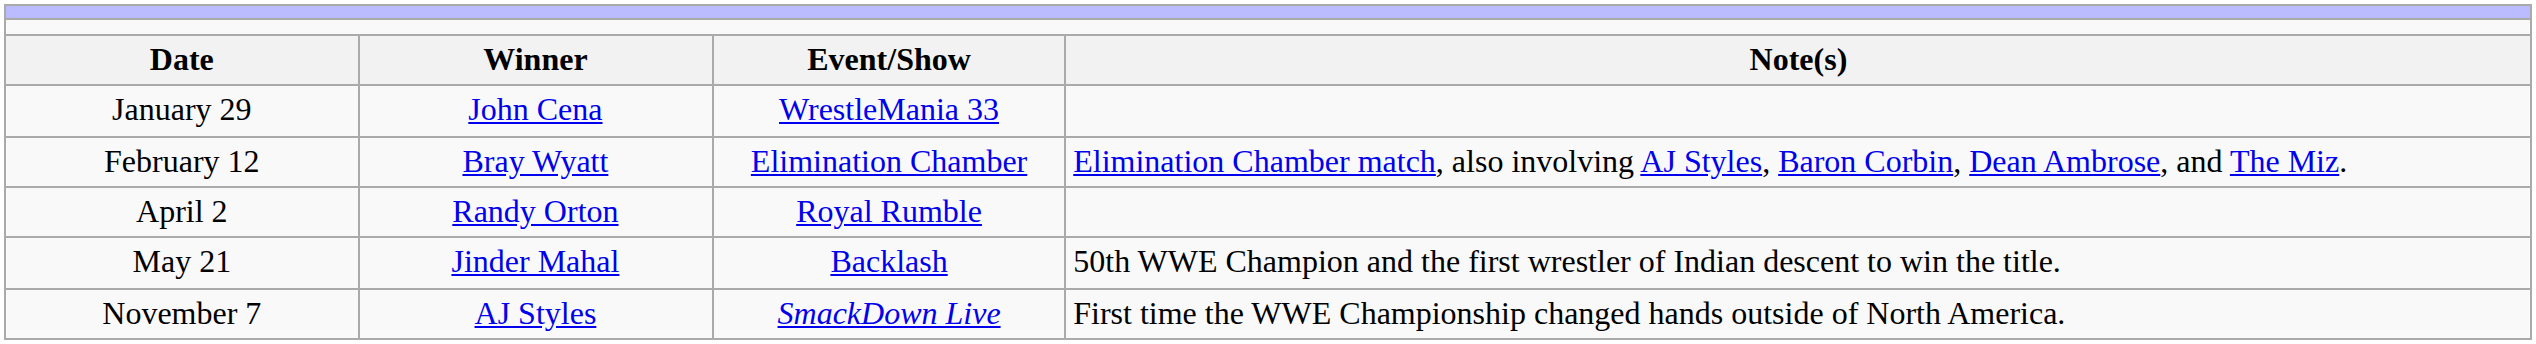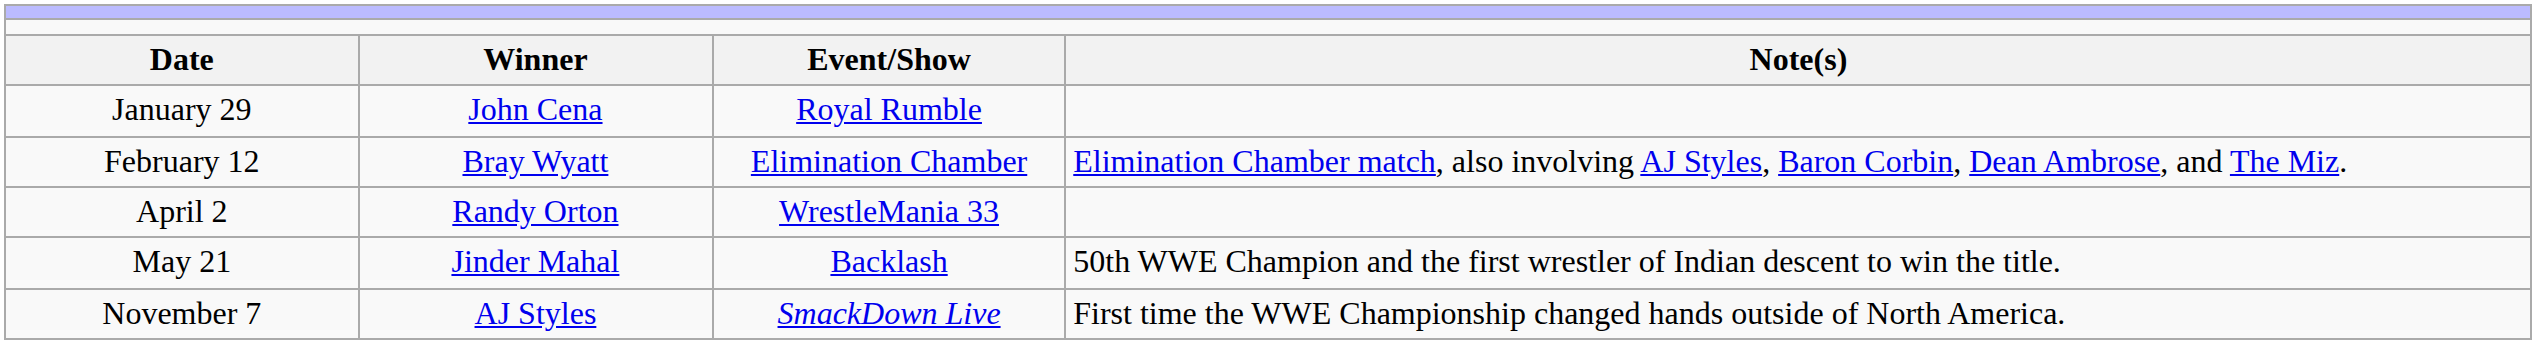(889, 110) WrestleMania 33 -> (889, 110) Royal Rumble
(889, 211) Royal Rumble -> (889, 211) WrestleMania 33
